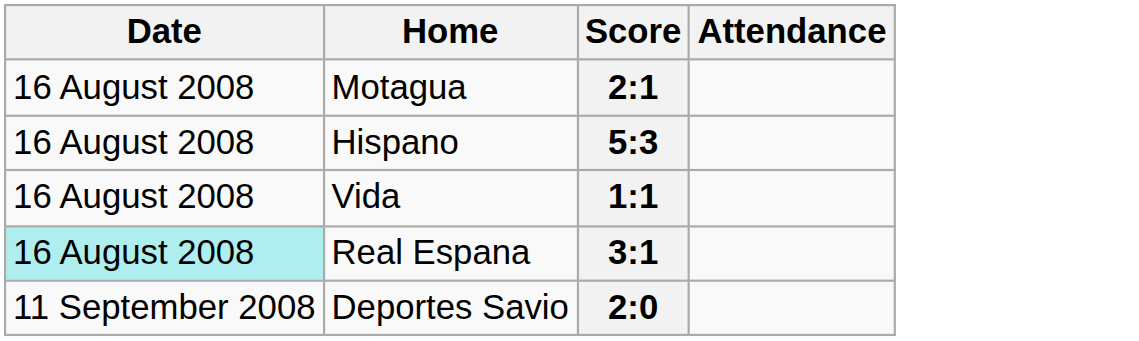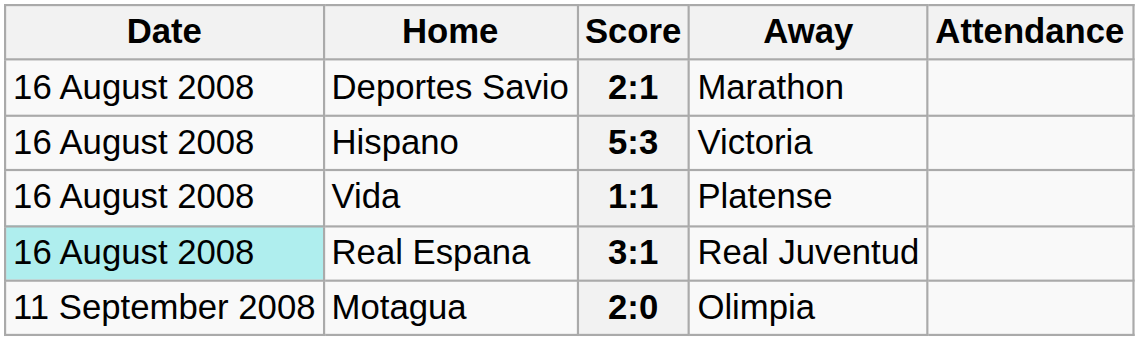+ column: (808, 32)
(399, 87) Motagua -> (450, 87) Deportes Savio
(450, 307) Deportes Savio -> (399, 307) Motagua
